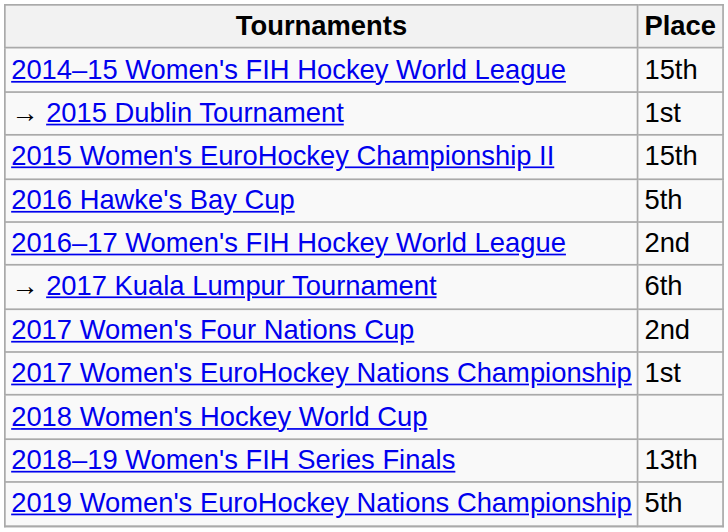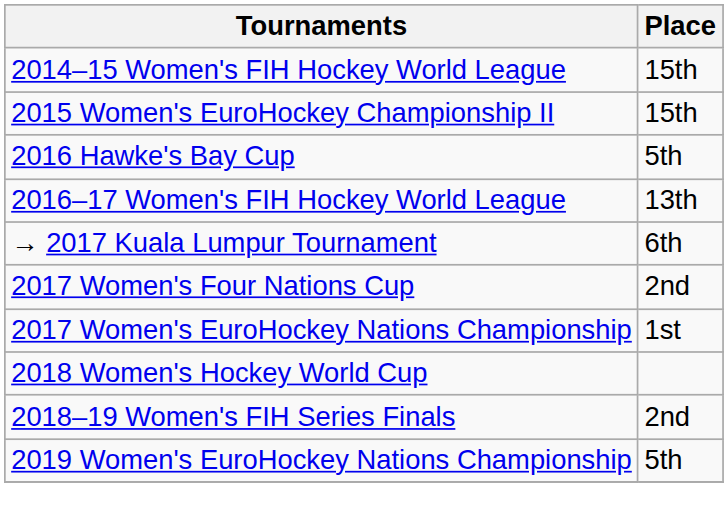- row: (177, 112)
(667, 243) 2nd -> (671, 199) 13th
(671, 460) 13th -> (667, 416) 2nd
